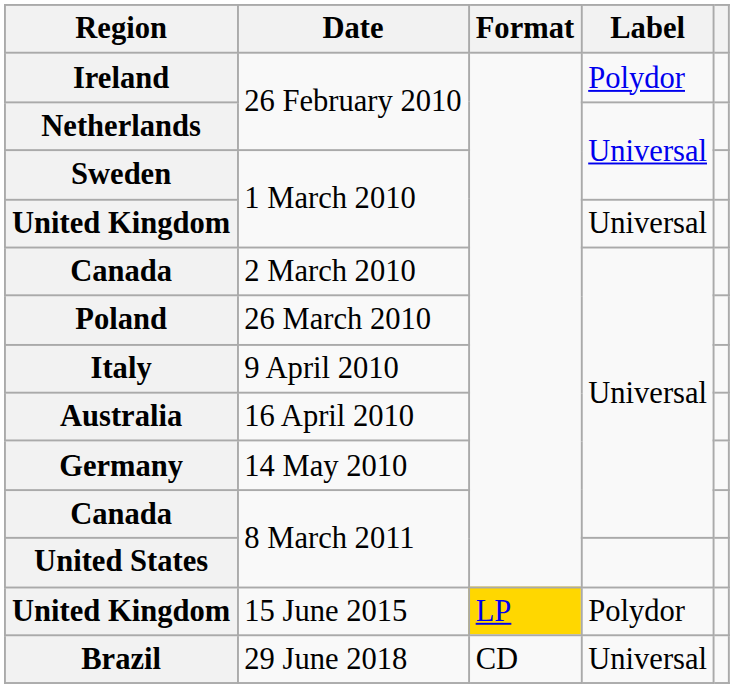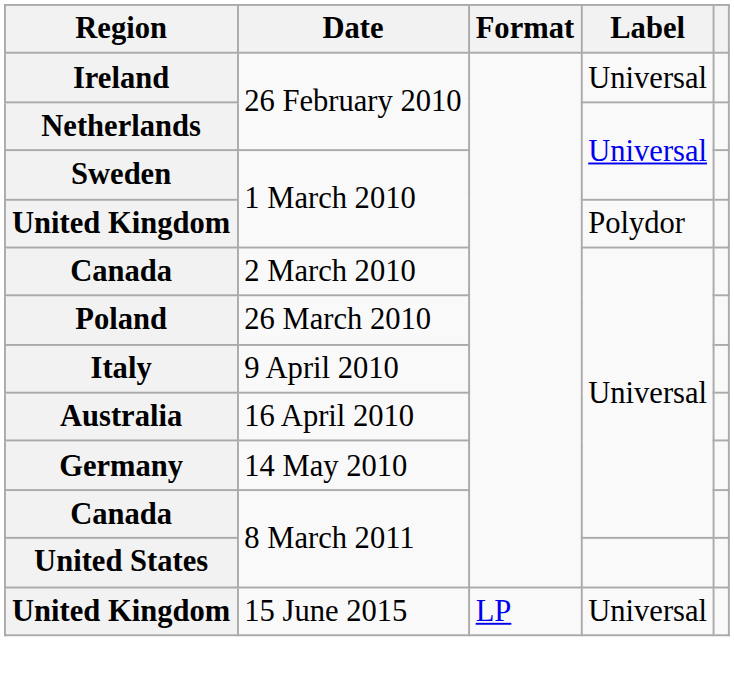(637, 77) Polydor -> (648, 77) Universal
(648, 222) Universal -> (637, 222) Polydor
(494, 610) gold background -> (494, 610) no background
(637, 610) Polydor -> (648, 610) Universal
- row: (121, 658)
